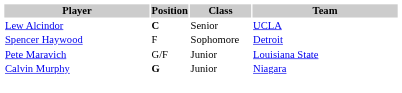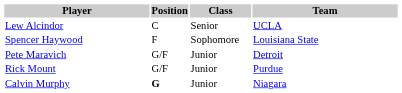(155, 25) bold -> (155, 25) normal
(268, 40) Detroit -> (286, 40) Louisiana State
(286, 54) Louisiana State -> (268, 54) Detroit
+ row: (30, 69)
